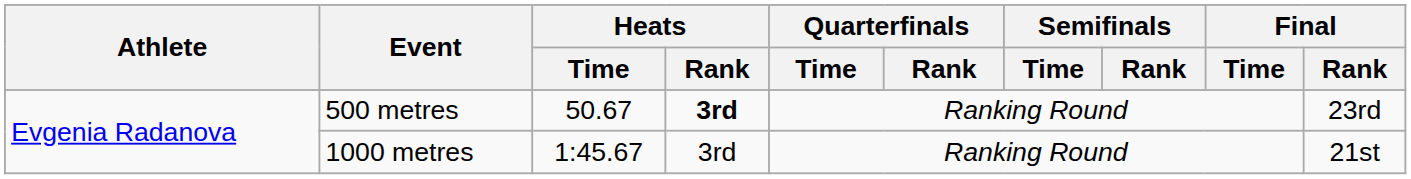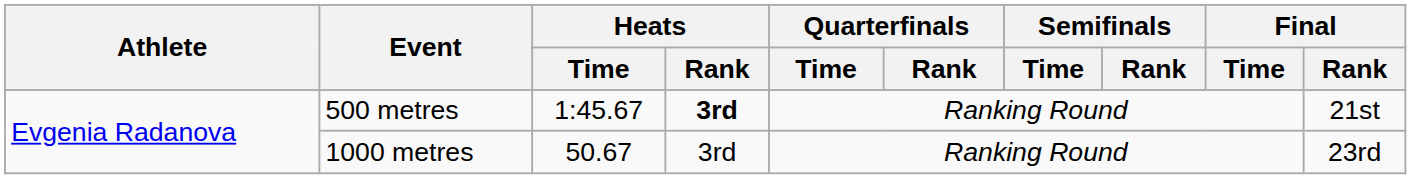(599, 111) 50.67 -> (599, 111) 1:45.67
(1355, 111) 23rd -> (1355, 111) 21st
(599, 153) 1:45.67 -> (599, 153) 50.67
(1355, 153) 21st -> (1355, 153) 23rd
